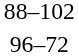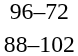rows swapped: (39, 11) <-> (39, 44)
